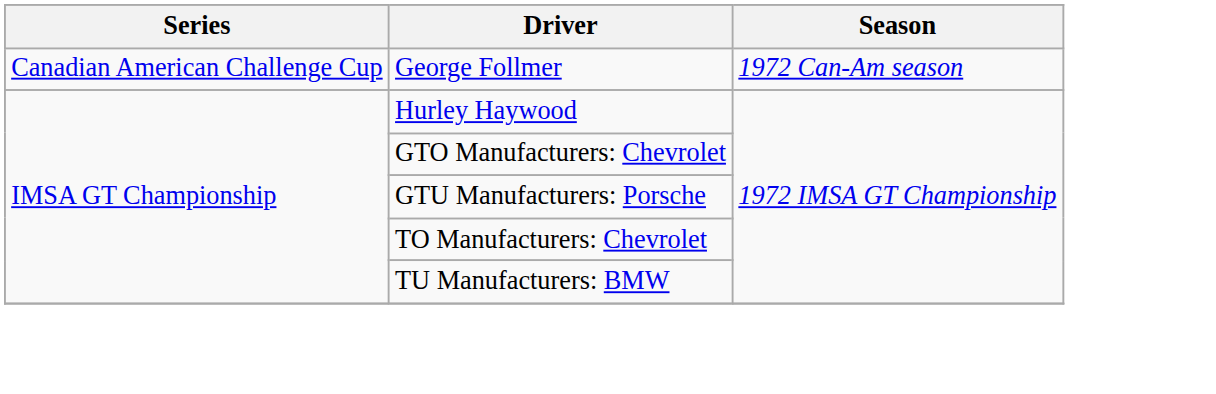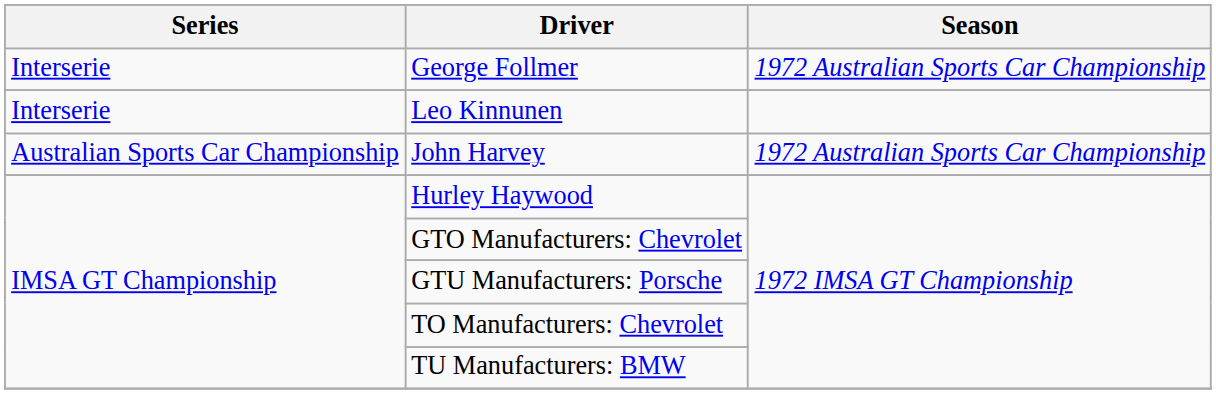(197, 68) Canadian American Challenge Cup -> (61, 68) Interserie
(851, 68) 1972 Can-Am season -> (980, 68) 1972 Australian Sports Car Championship
+ row: (487, 111)
+ row: (478, 153)
